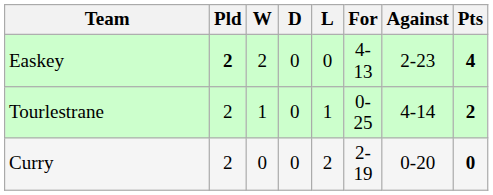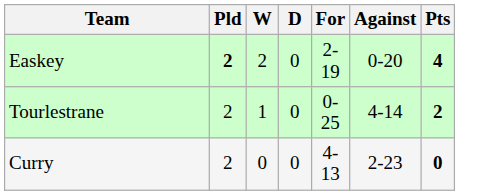- column: (327, 19)
(363, 60) 4-13 -> (330, 60) 2-19
(418, 60) 2-23 -> (385, 60) 0-20
(363, 163) 2-19 -> (330, 163) 4-13
(418, 163) 0-20 -> (385, 163) 2-23
